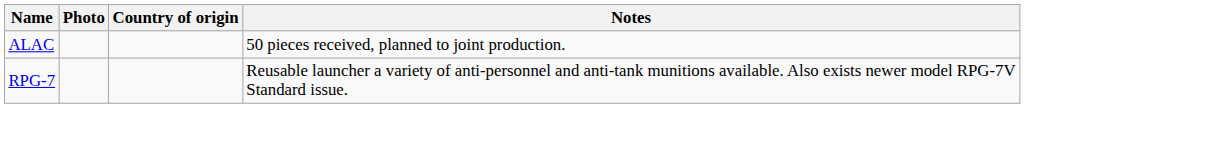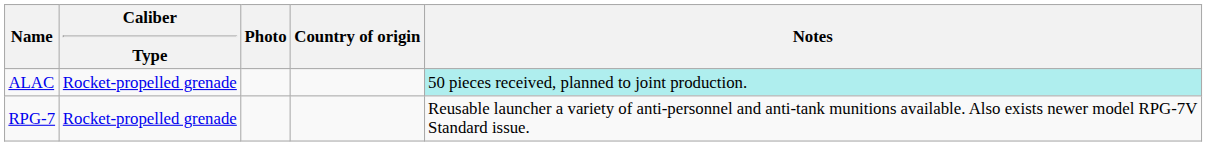+ column: (150, 36)
(406, 44) no background -> (588, 82) paleturquoise background
